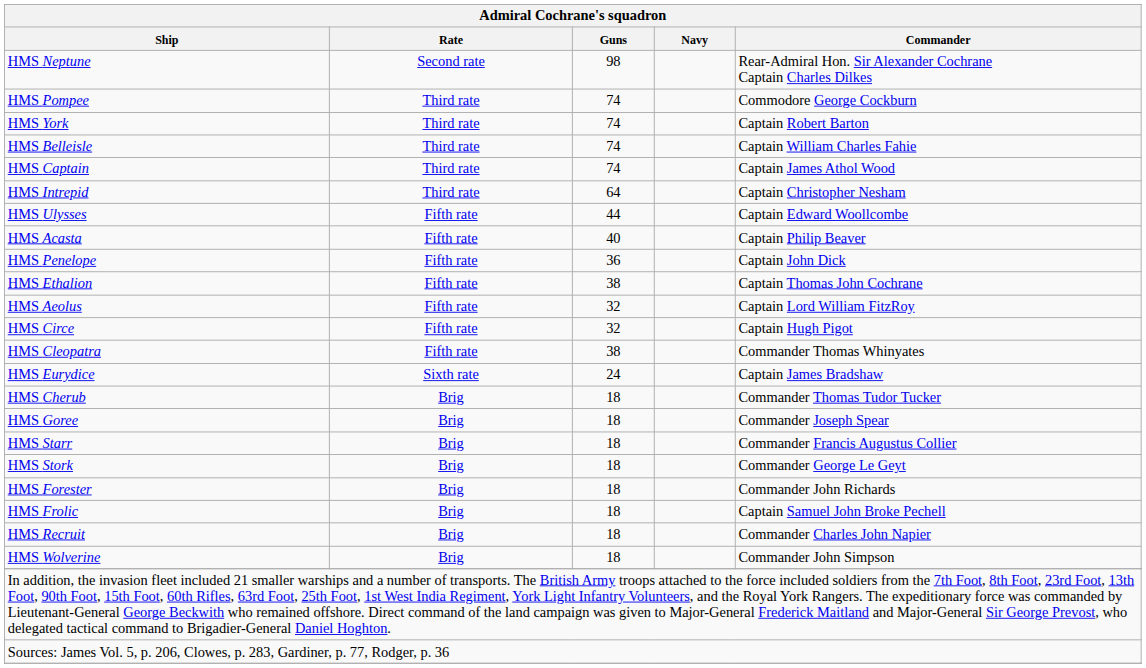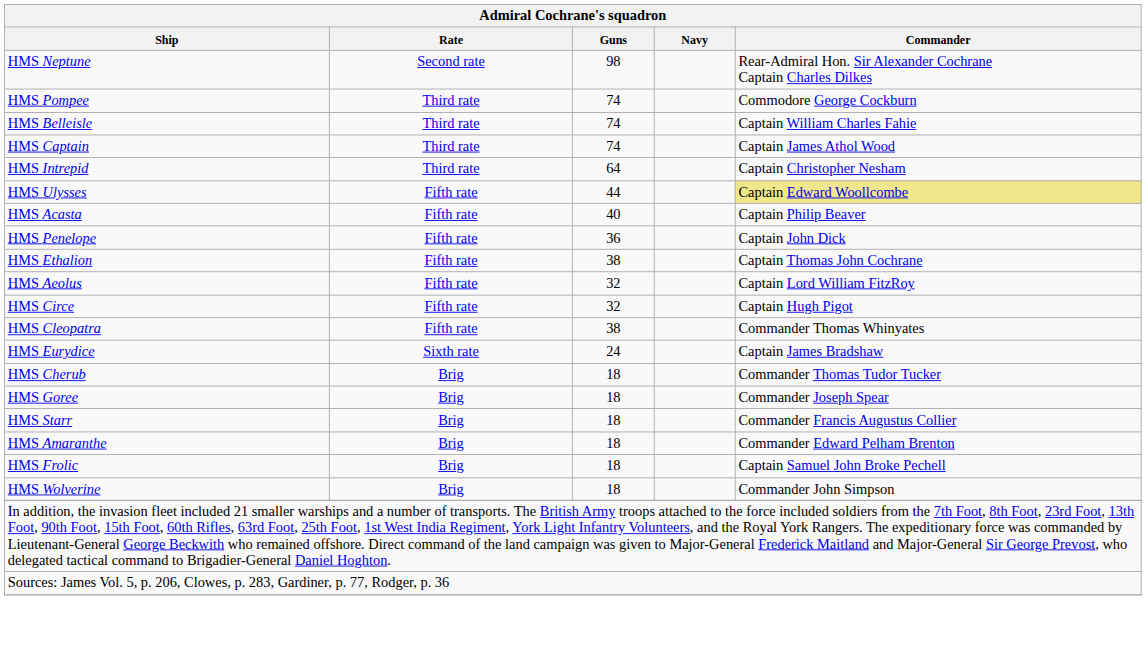- row: (38, 123)
(823, 214) no background -> (823, 191) khaki background
- row: (40, 466)
+ row: (57, 443)
- row: (50, 488)
- row: (46, 534)
